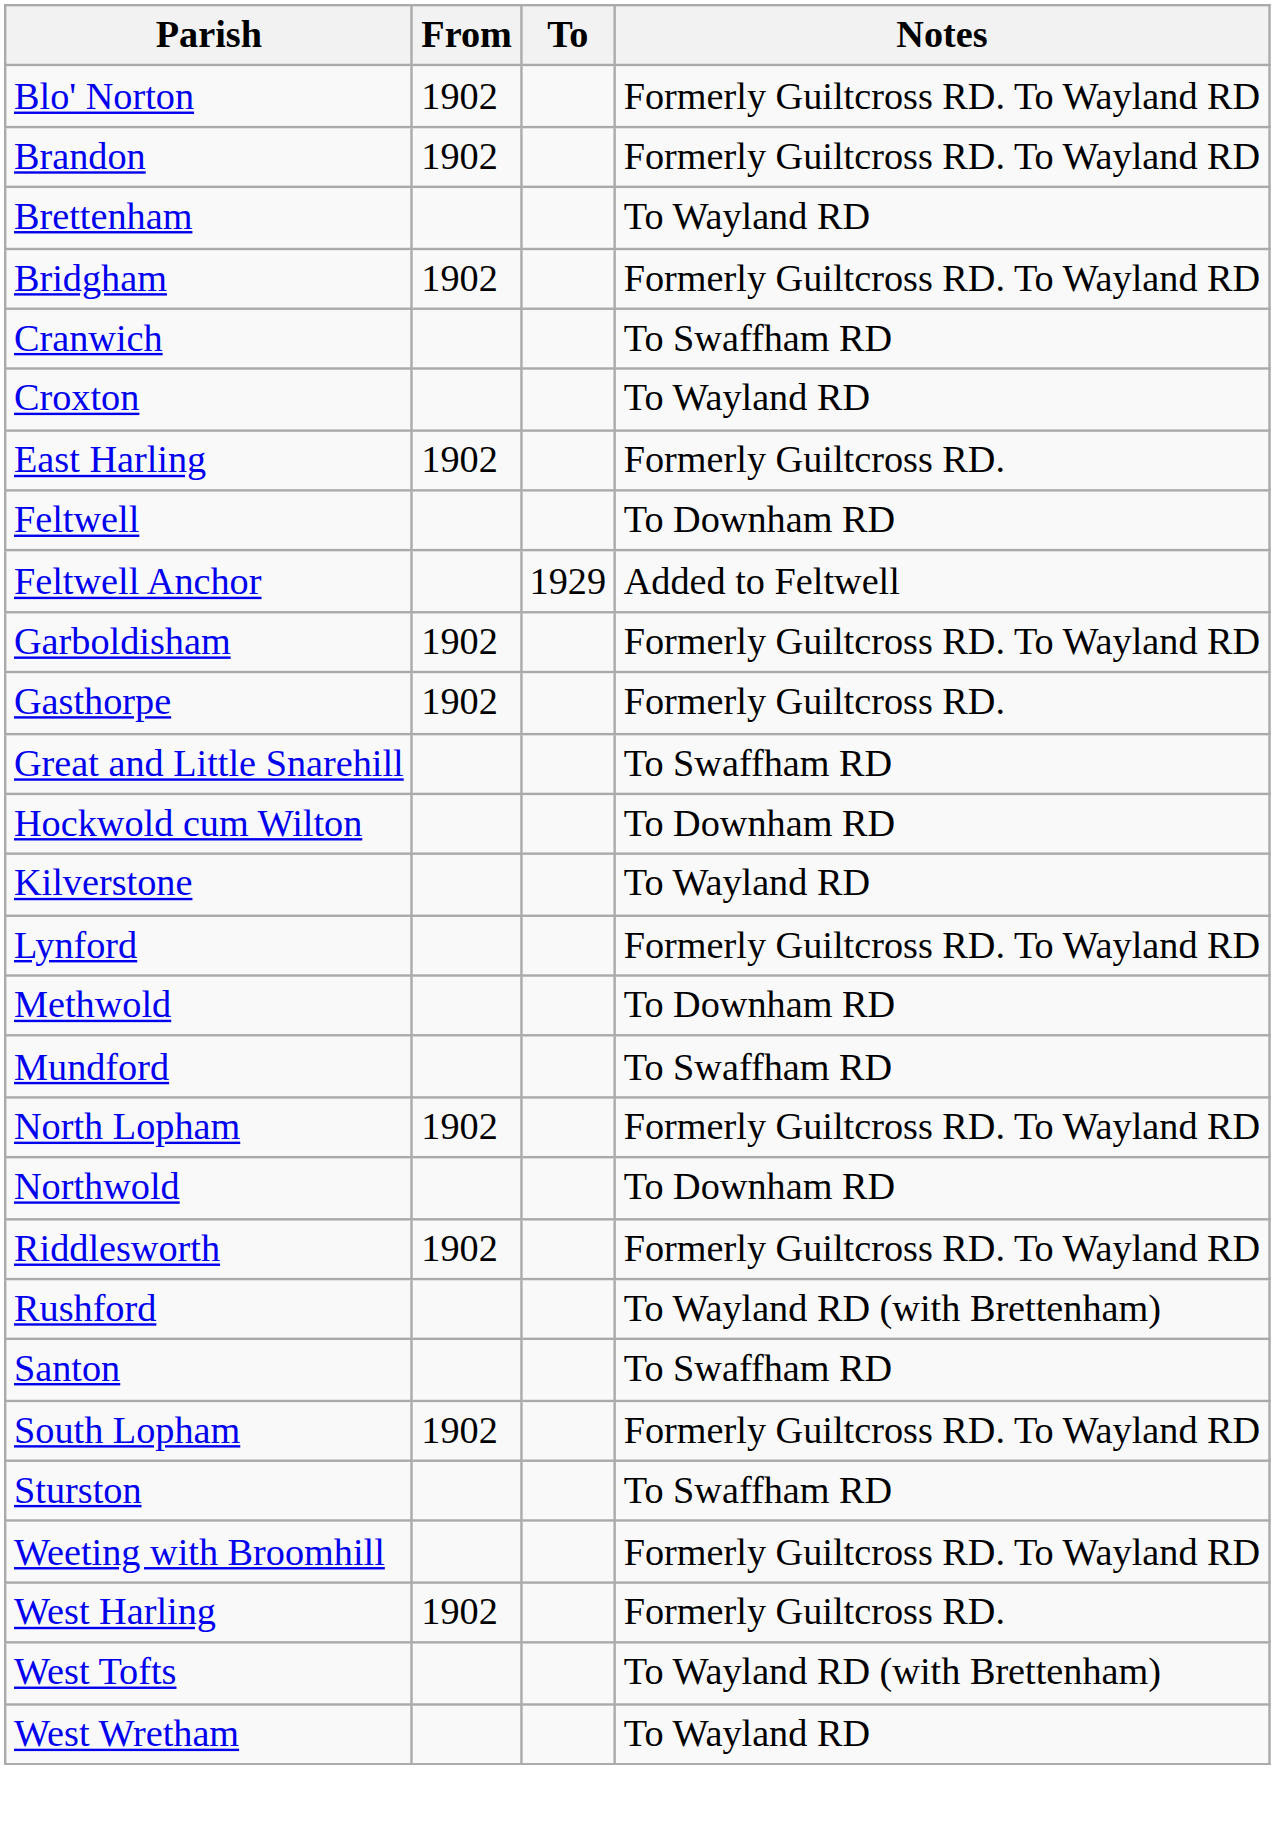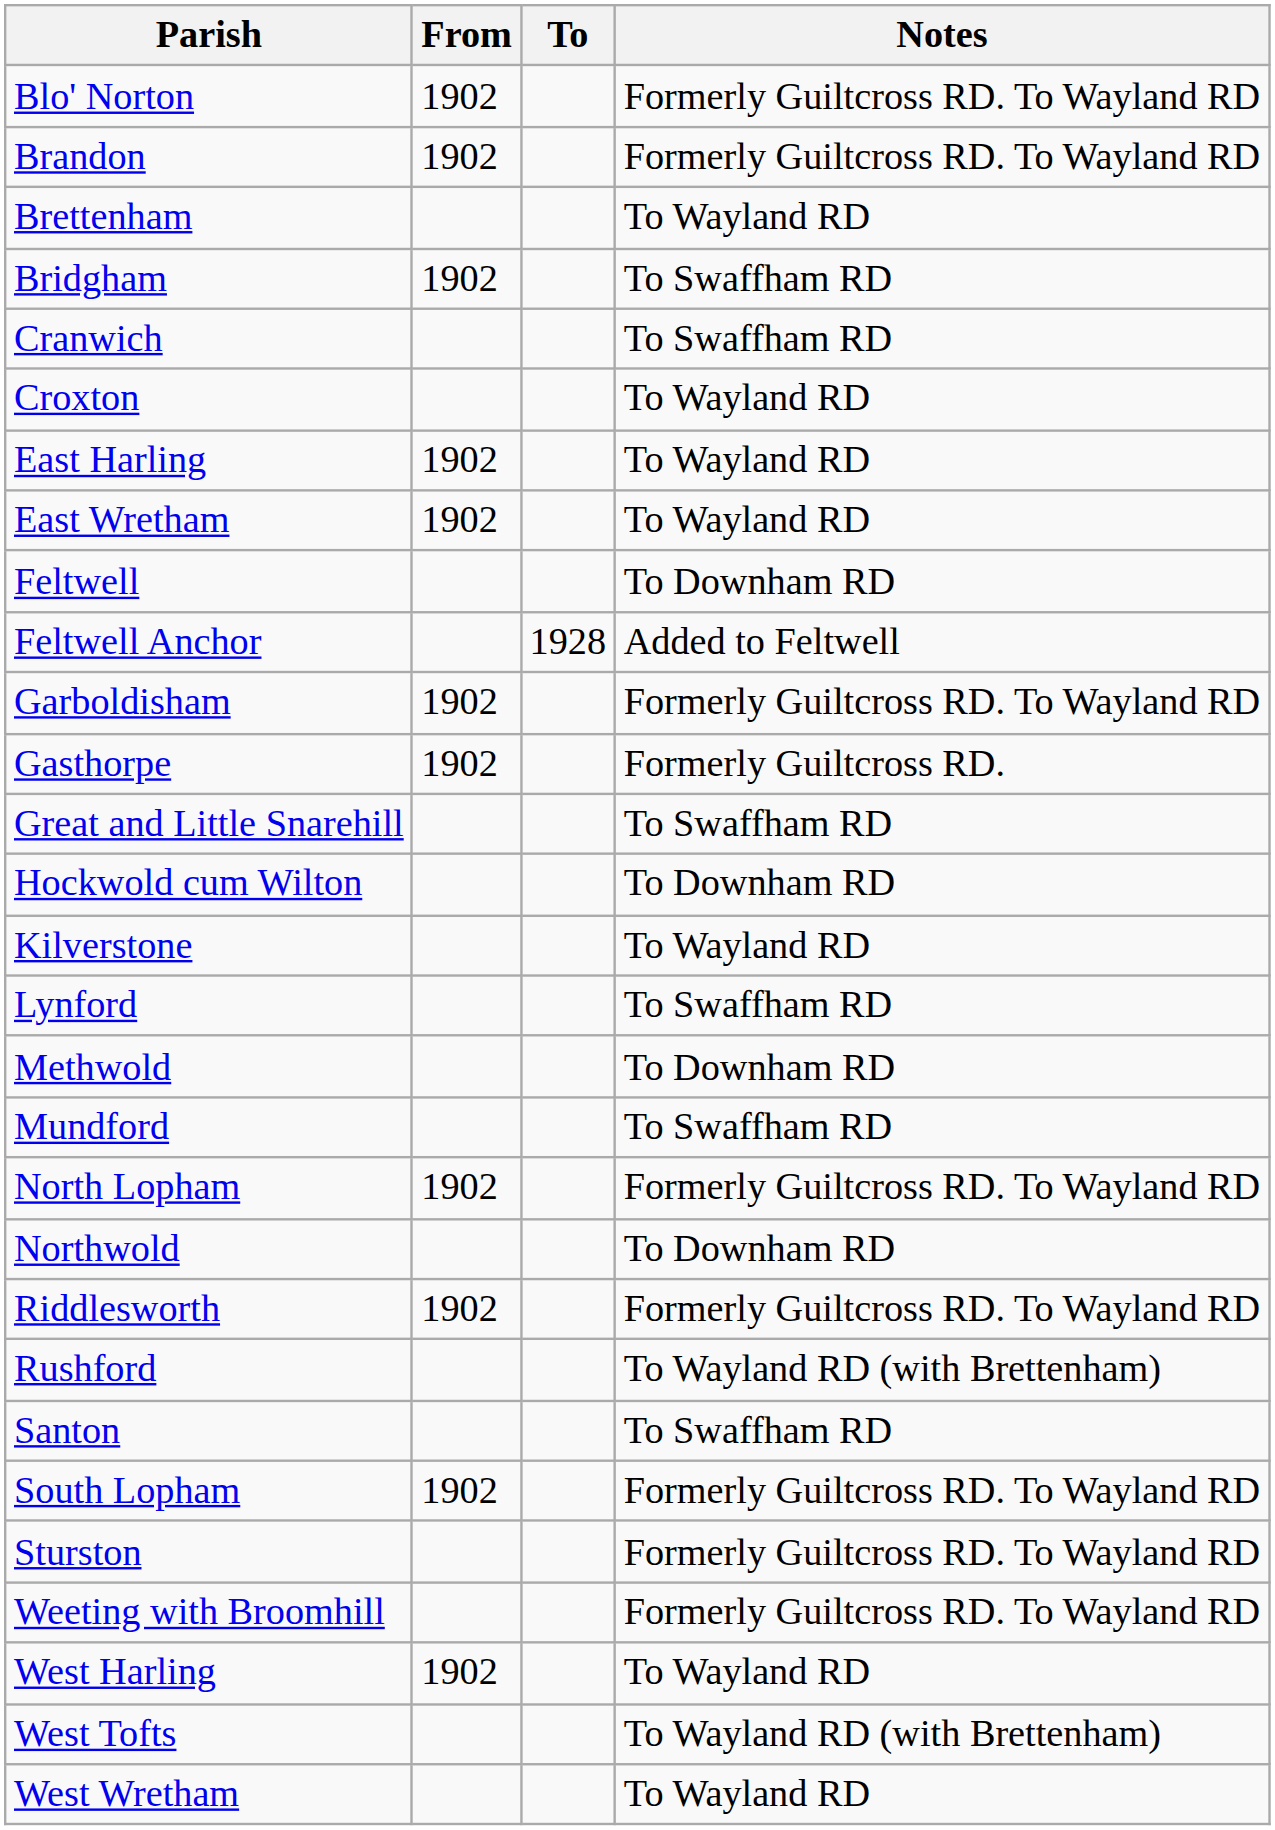(942, 277) Formerly Guiltcross RD. To Wayland RD -> (758, 277) To Swaffham RD
(814, 459) Formerly Guiltcross RD. -> (747, 459) To Wayland RD
+ row: (122, 519)
(568, 580) 1929 -> (568, 641) 1928
(942, 944) Formerly Guiltcross RD. To Wayland RD -> (758, 1005) To Swaffham RD
(758, 1490) To Swaffham RD -> (942, 1550) Formerly Guiltcross RD. To Wayland RD
(814, 1611) Formerly Guiltcross RD. -> (747, 1672) To Wayland RD
